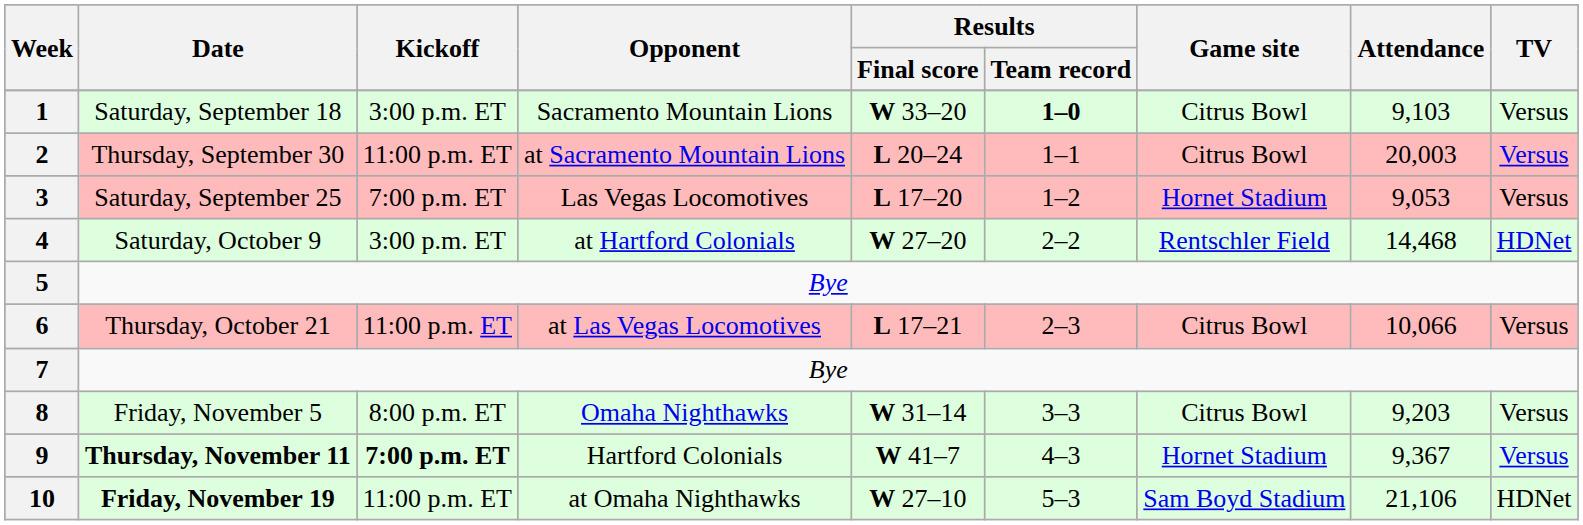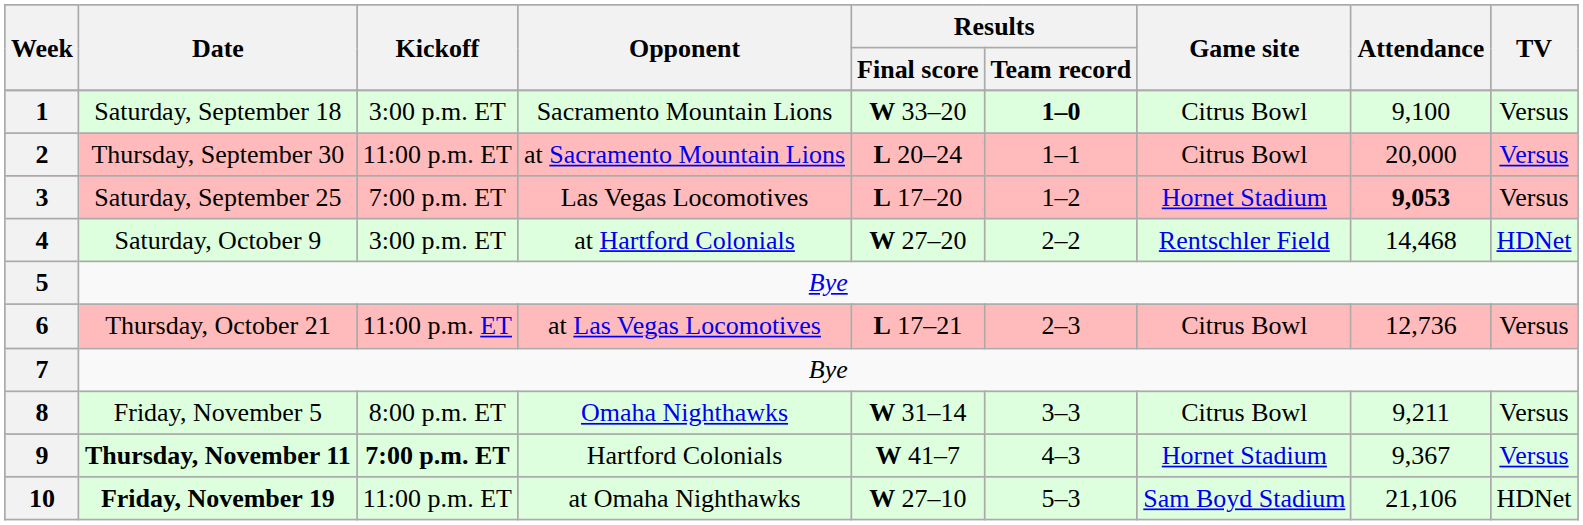(1421, 111) 9,103 -> (1421, 111) 9,100
(1421, 154) 20,003 -> (1421, 154) 20,000
(1421, 197) normal -> (1421, 197) bold
(1421, 326) 10,066 -> (1421, 326) 12,736
(1421, 411) 9,203 -> (1421, 411) 9,211
